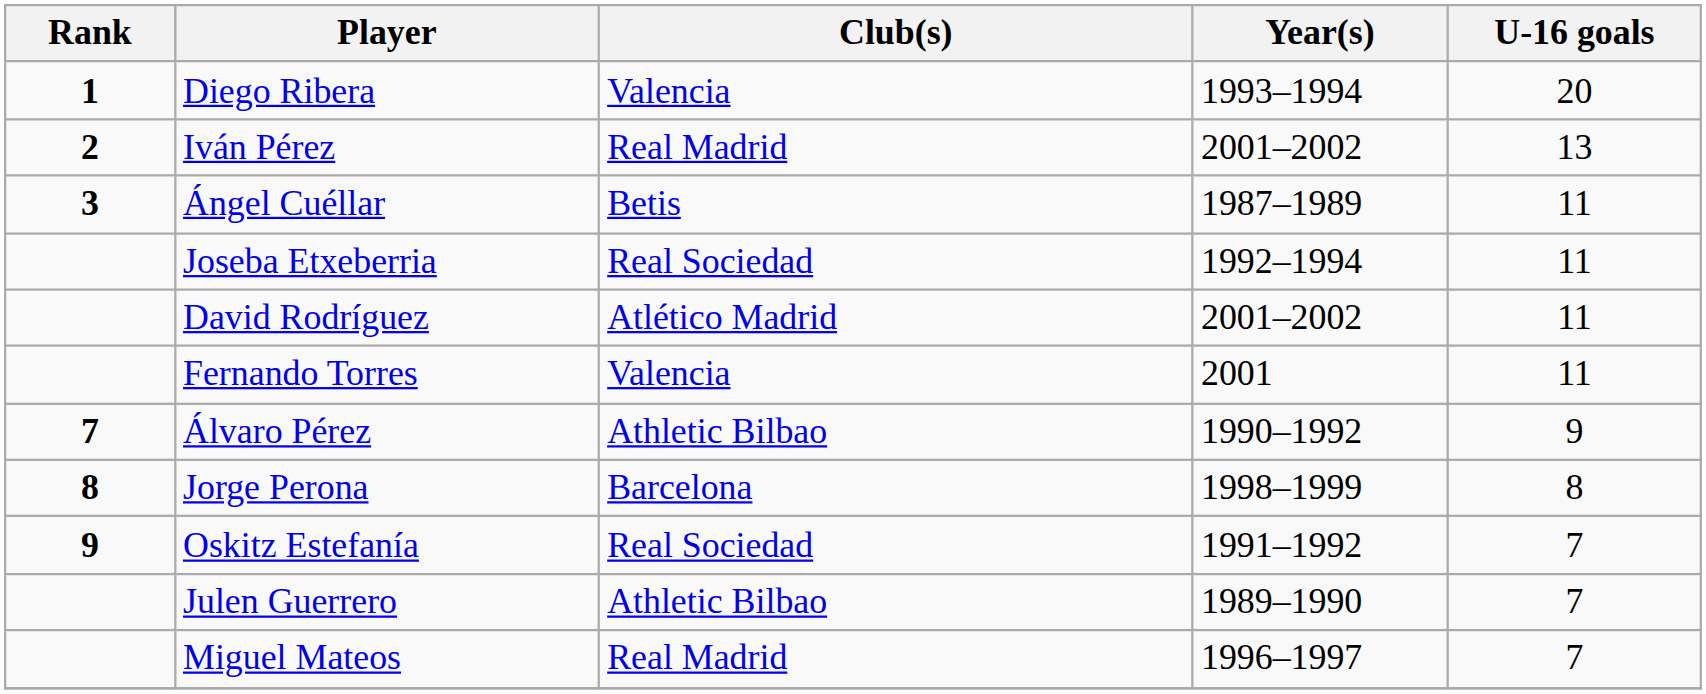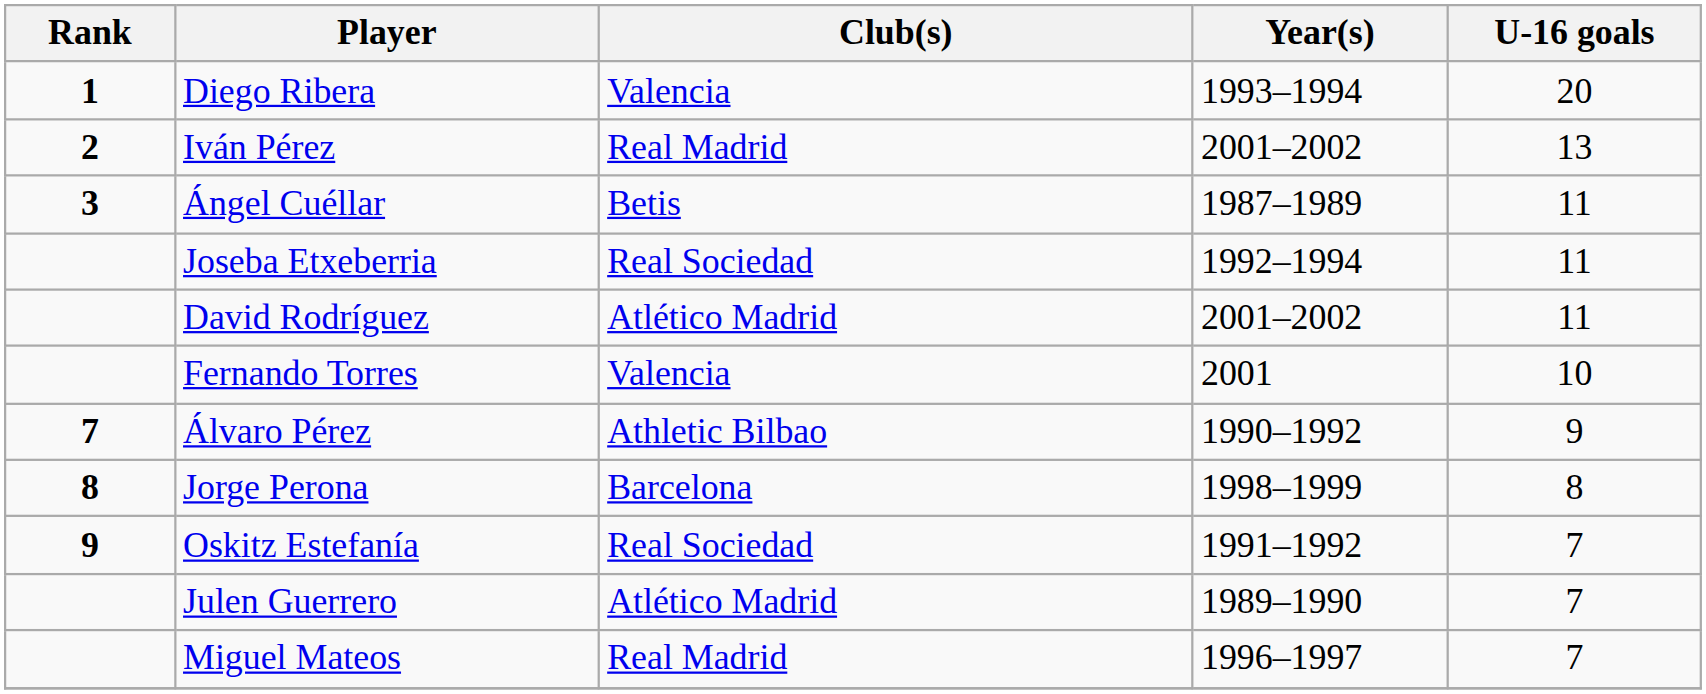(1574, 373) 11 -> (1574, 373) 10
(717, 601) Athletic Bilbao -> (722, 601) Atlético Madrid
